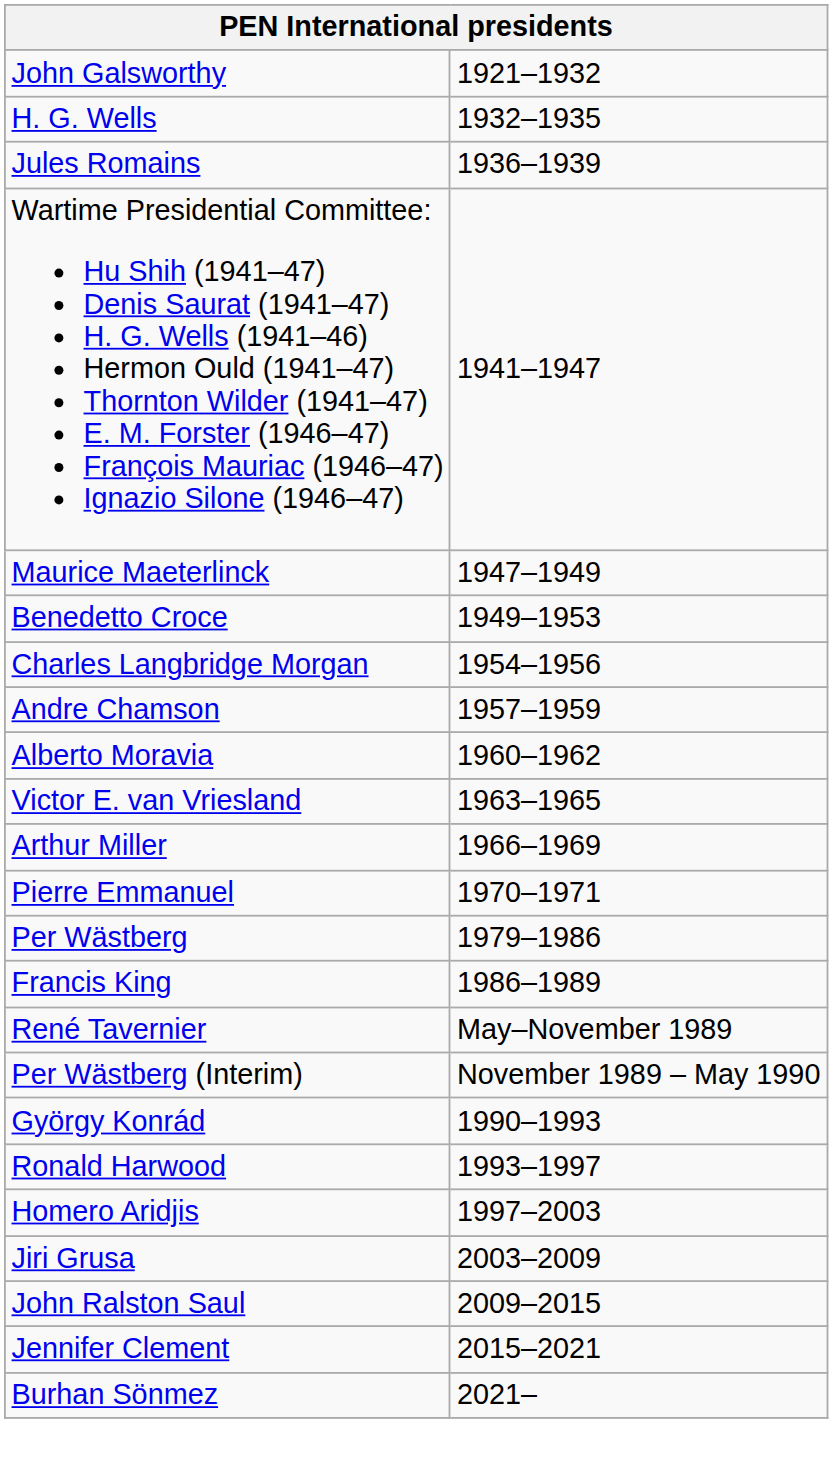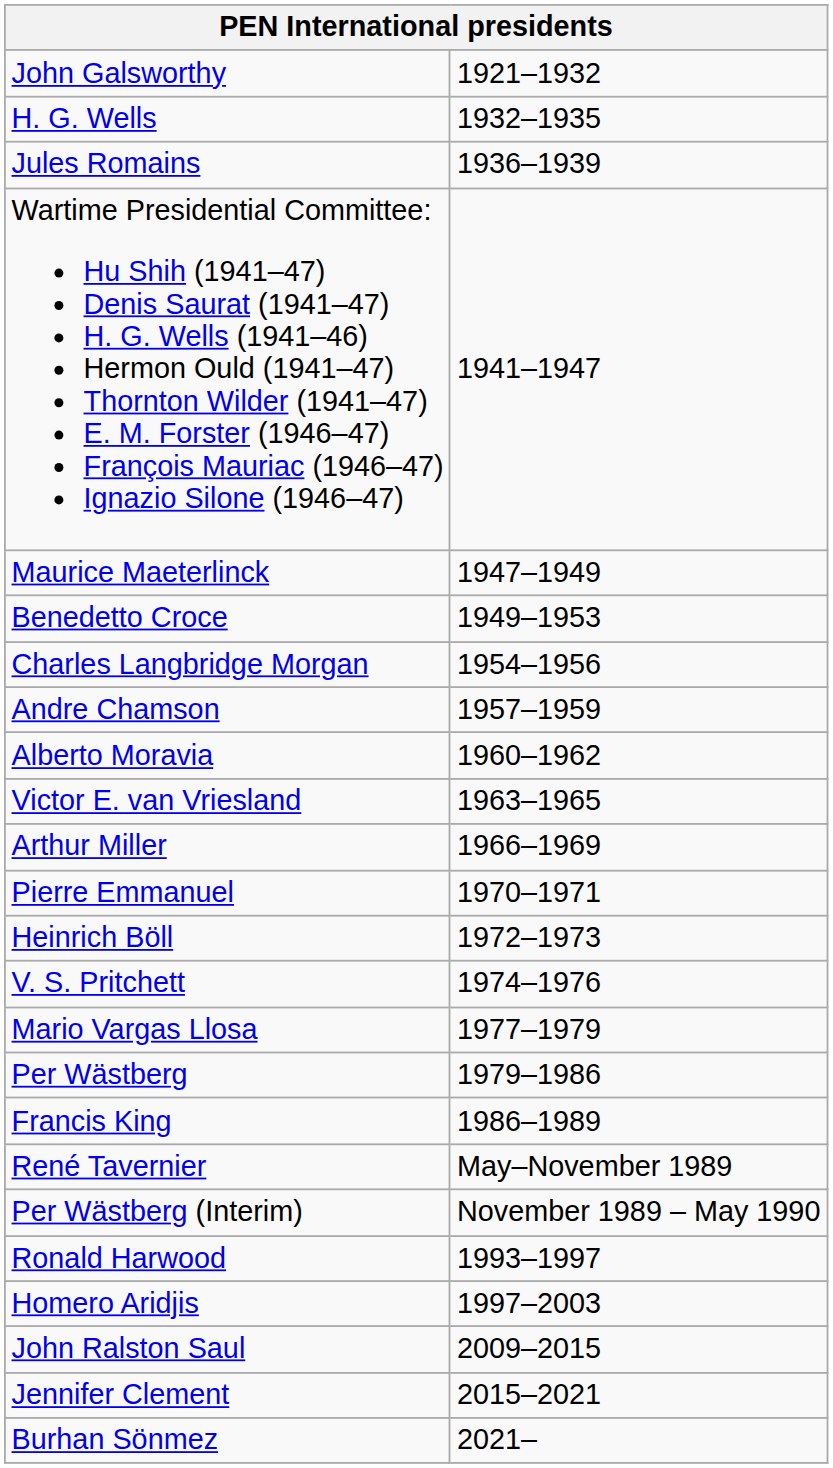+ row: (92, 937)
+ row: (98, 983)
+ row: (135, 1029)
- row: (108, 1120)
- row: (73, 1257)
